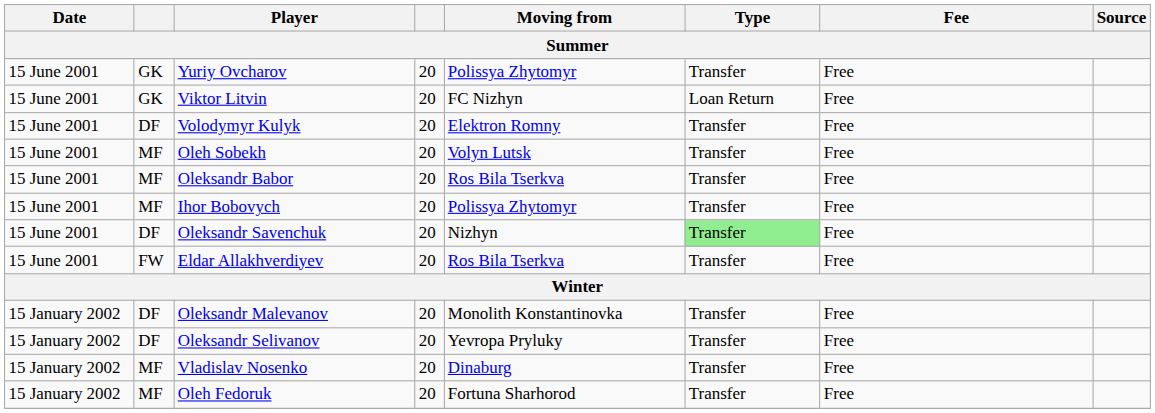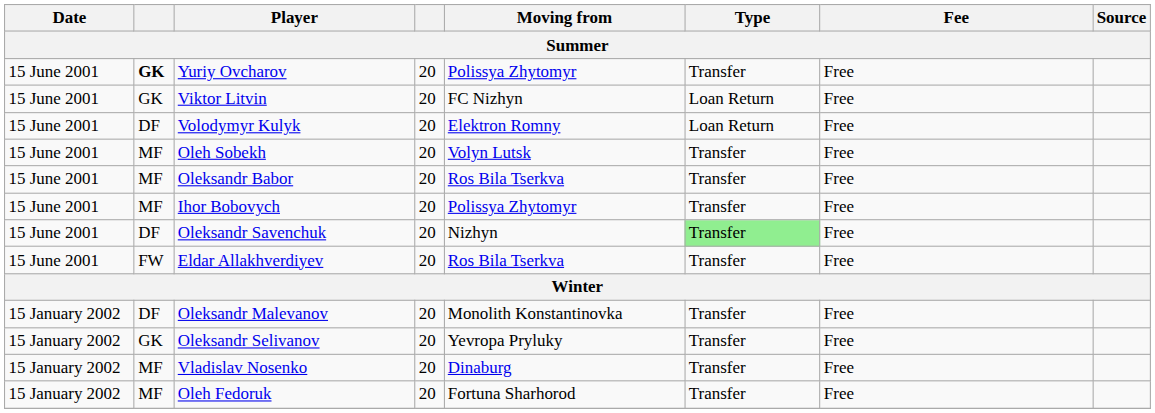(150, 71) normal -> (151, 71) bold
(717, 125) Transfer -> (731, 125) Loan Return
(149, 340) DF -> (150, 340) GK
